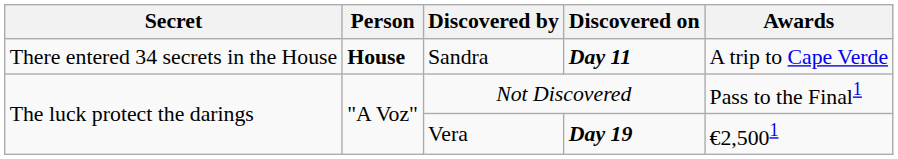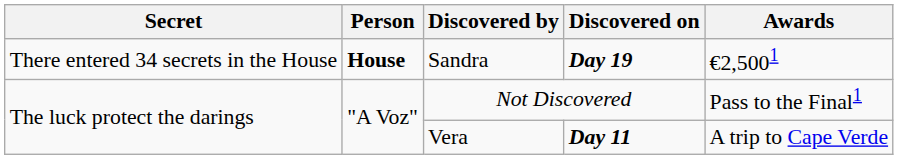(600, 56) Day 11 -> (601, 59) Day 19
(799, 56) A trip to Cape Verde -> (744, 59) €2,5001
(601, 134) Day 19 -> (600, 137) Day 11
(744, 134) €2,5001 -> (799, 137) A trip to Cape Verde
